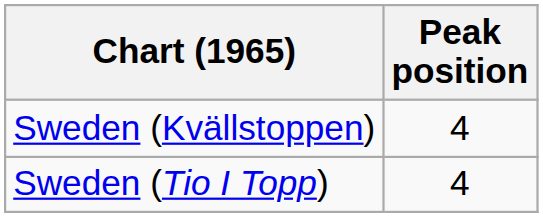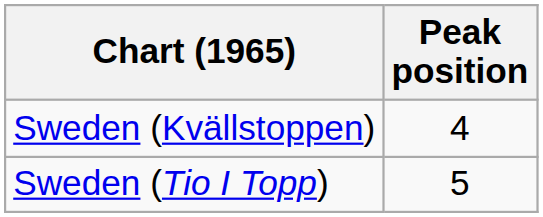(460, 183) 4 -> (460, 183) 5
